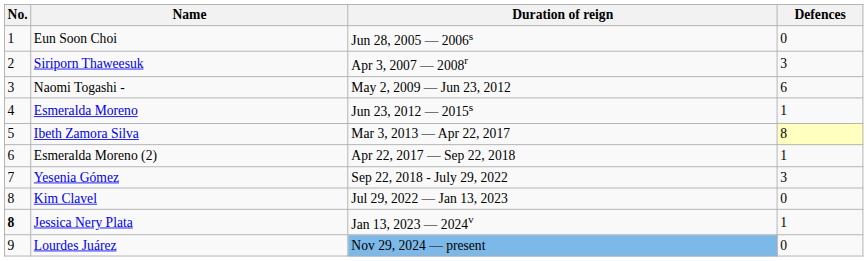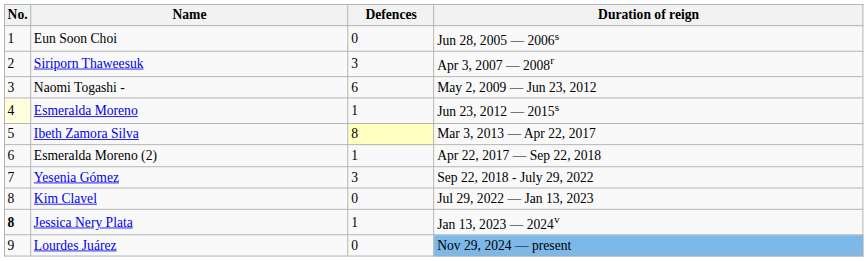columns swapped: (563, 15) <-> (820, 15)
(11, 110) no background -> (11, 110) lightyellow background
